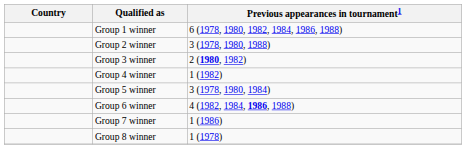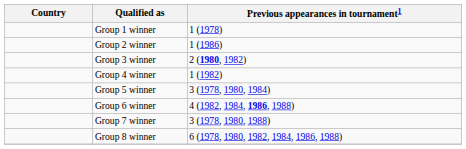(266, 29) 6 (1978, 1980, 1982, 1984, 1986, 1988) -> (206, 29) 1 (1978)
(230, 45) 3 (1978, 1980, 1988) -> (206, 45) 1 (1986)
(206, 121) 1 (1986) -> (230, 121) 3 (1978, 1980, 1988)
(206, 136) 1 (1978) -> (266, 136) 6 (1978, 1980, 1982, 1984, 1986, 1988)
